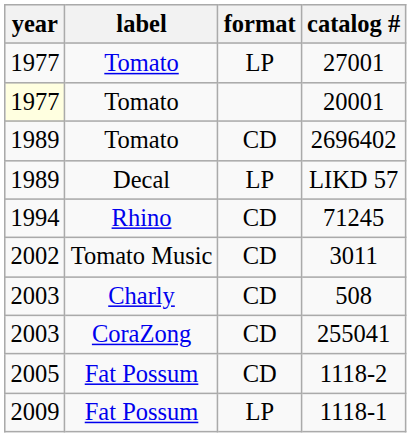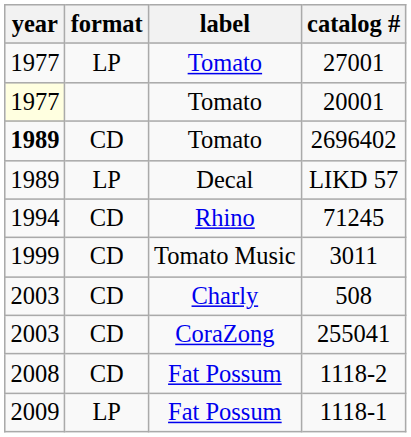columns swapped: (260, 23) <-> (142, 23)
(35, 140) normal -> (35, 140) bold
(35, 256) 2002 -> (35, 256) 1999
(35, 373) 2005 -> (35, 373) 2008
